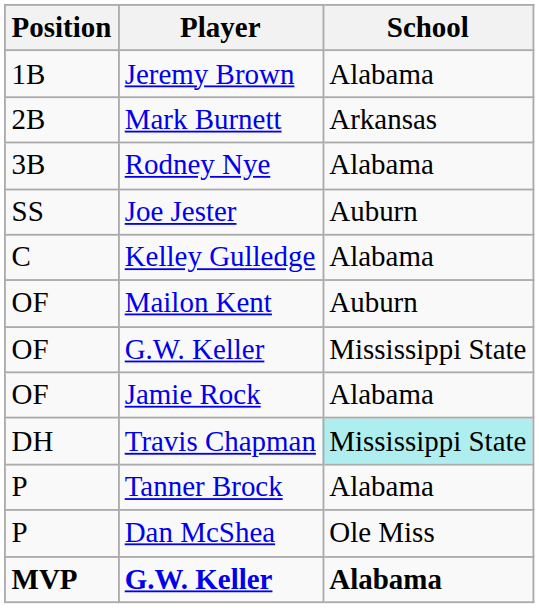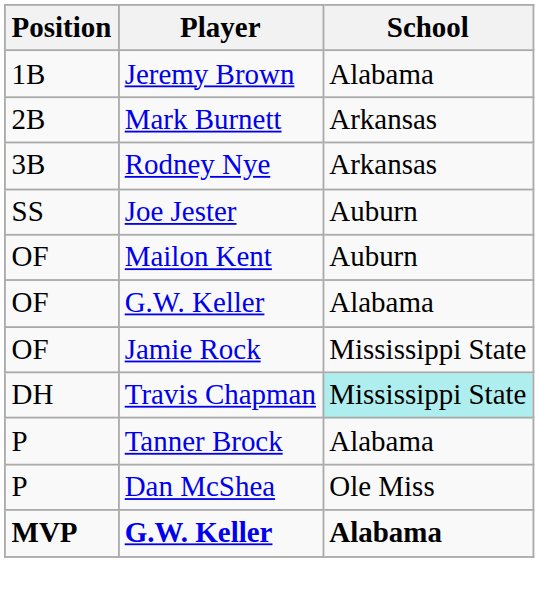(382, 165) Alabama -> (383, 165) Arkansas
- row: (21, 257)
(428, 348) Mississippi State -> (382, 303) Alabama
(382, 394) Alabama -> (428, 348) Mississippi State
